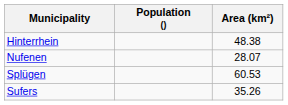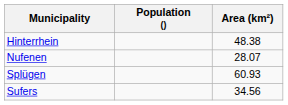(247, 74) 60.53 -> (247, 74) 60.93
(247, 91) 35.26 -> (247, 91) 34.56
